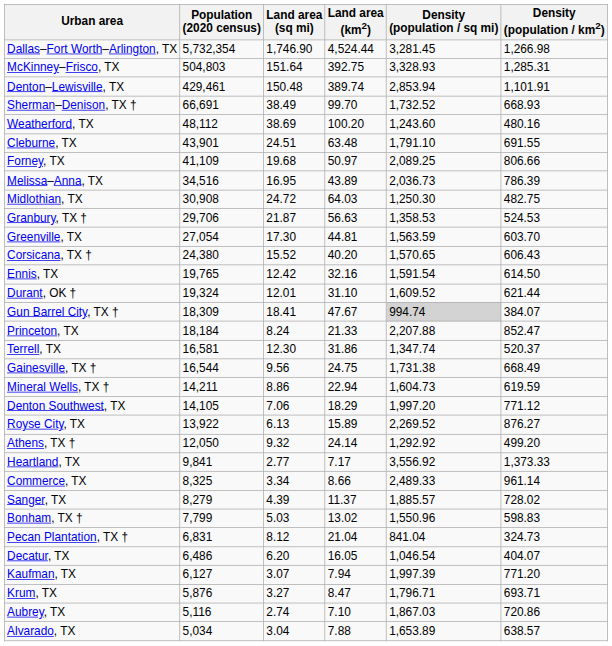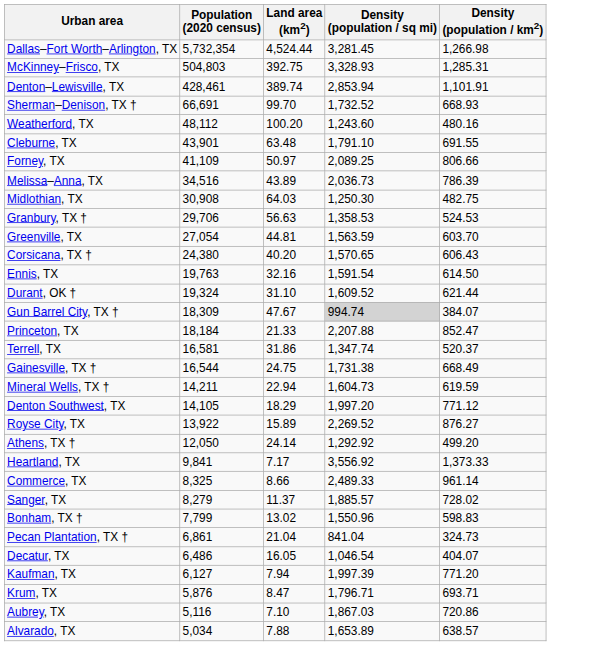- column: (294, 22)
(204, 86) 429,461 -> (204, 86) 428,461
(201, 274) 19,765 -> (201, 274) 19,763
(197, 537) 6,831 -> (197, 537) 6,861
